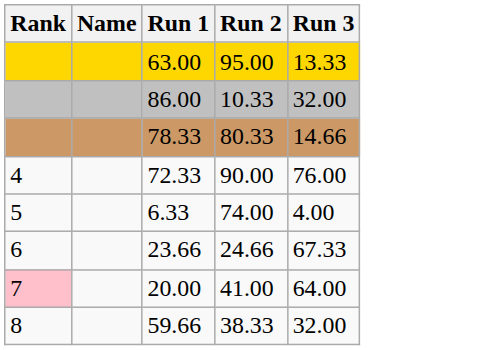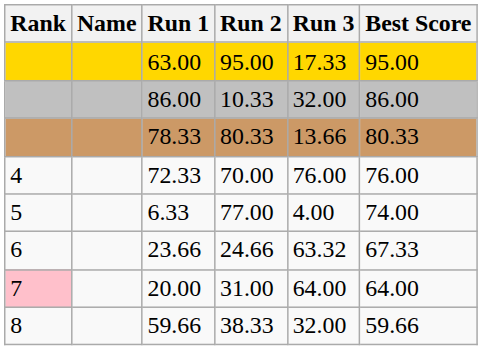+ column: (418, 23)
(320, 61) 13.33 -> (320, 61) 17.33
(320, 136) 14.66 -> (320, 136) 13.66
(247, 174) 90.00 -> (247, 174) 70.00
(247, 212) 74.00 -> (247, 212) 77.00
(320, 250) 67.33 -> (320, 250) 63.32
(247, 288) 41.00 -> (247, 288) 31.00
